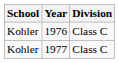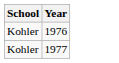- column: (92, 13)
